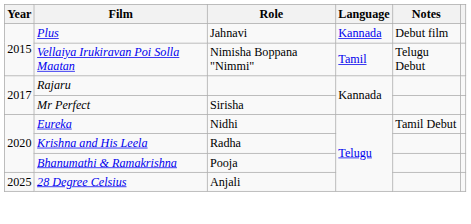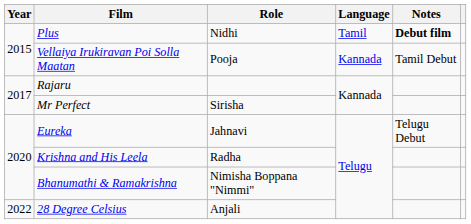(229, 33) Jahnavi -> (224, 33) Nidhi
(360, 33) Kannada -> (352, 33) Tamil
(422, 33) normal -> (423, 33) bold
(254, 59) Nimisha Boppana "Nimmi" -> (224, 59) Pooja
(352, 59) Tamil -> (360, 59) Kannada
(412, 59) Telugu Debut -> (426, 59) Tamil Debut
(224, 124) Nidhi -> (229, 131) Jahnavi
(426, 124) Tamil Debut -> (412, 131) Telugu Debut
(224, 162) Pooja -> (254, 183) Nimisha Boppana "Nimmi"
(19, 182) 2025 -> (19, 209) 2022
